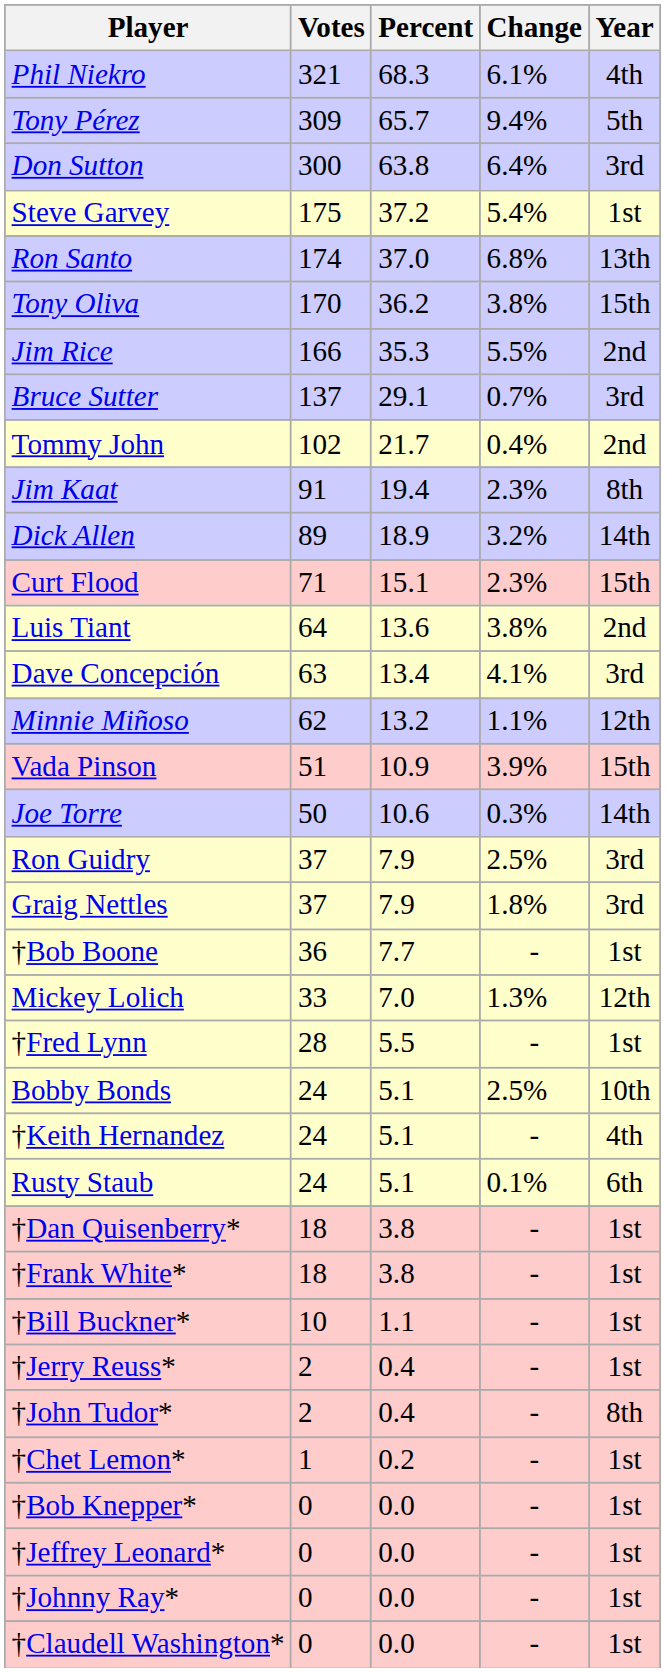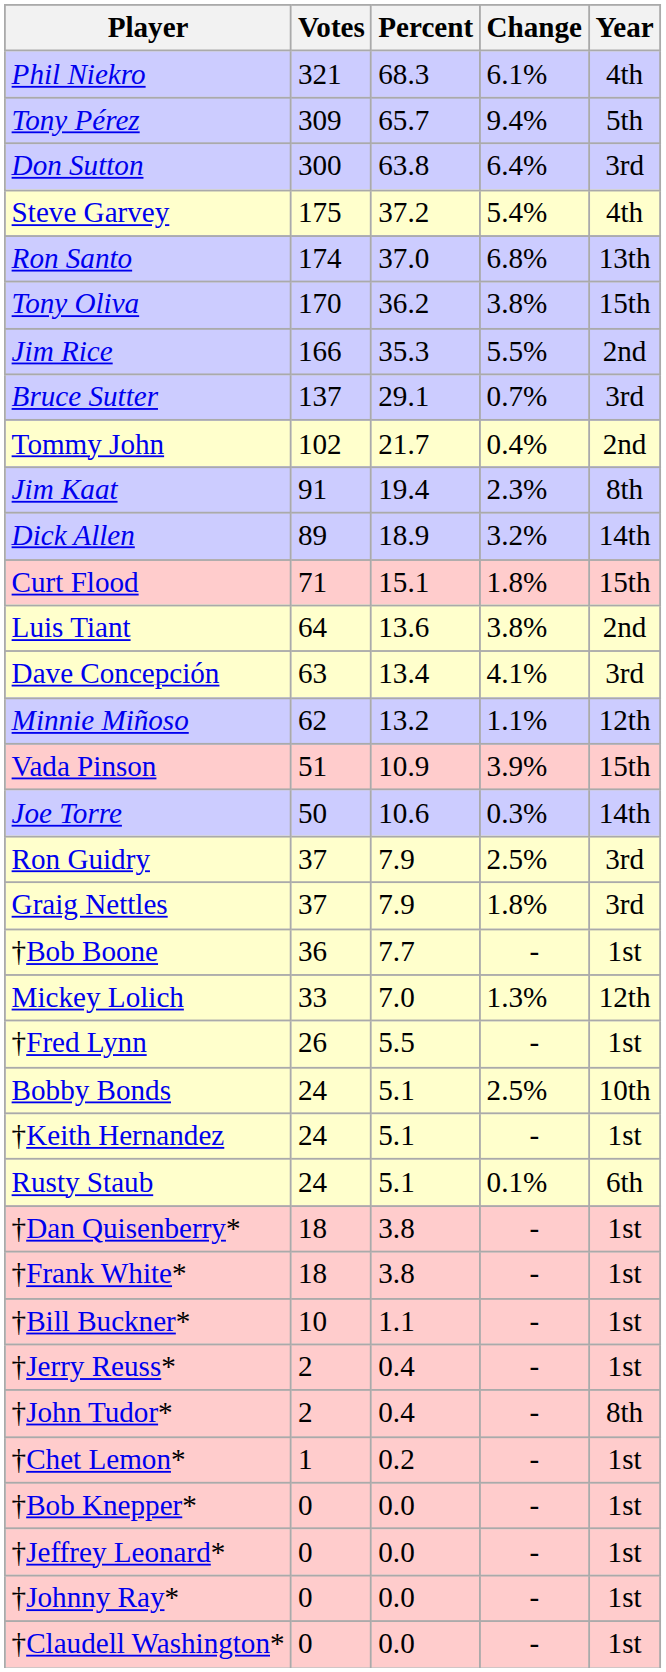(625, 212) 1st -> (625, 212) 4th
(517, 581) 2.3% -> (517, 581) 1.8%
(313, 1043) 28 -> (313, 1043) 26
(625, 1135) 4th -> (625, 1135) 1st
